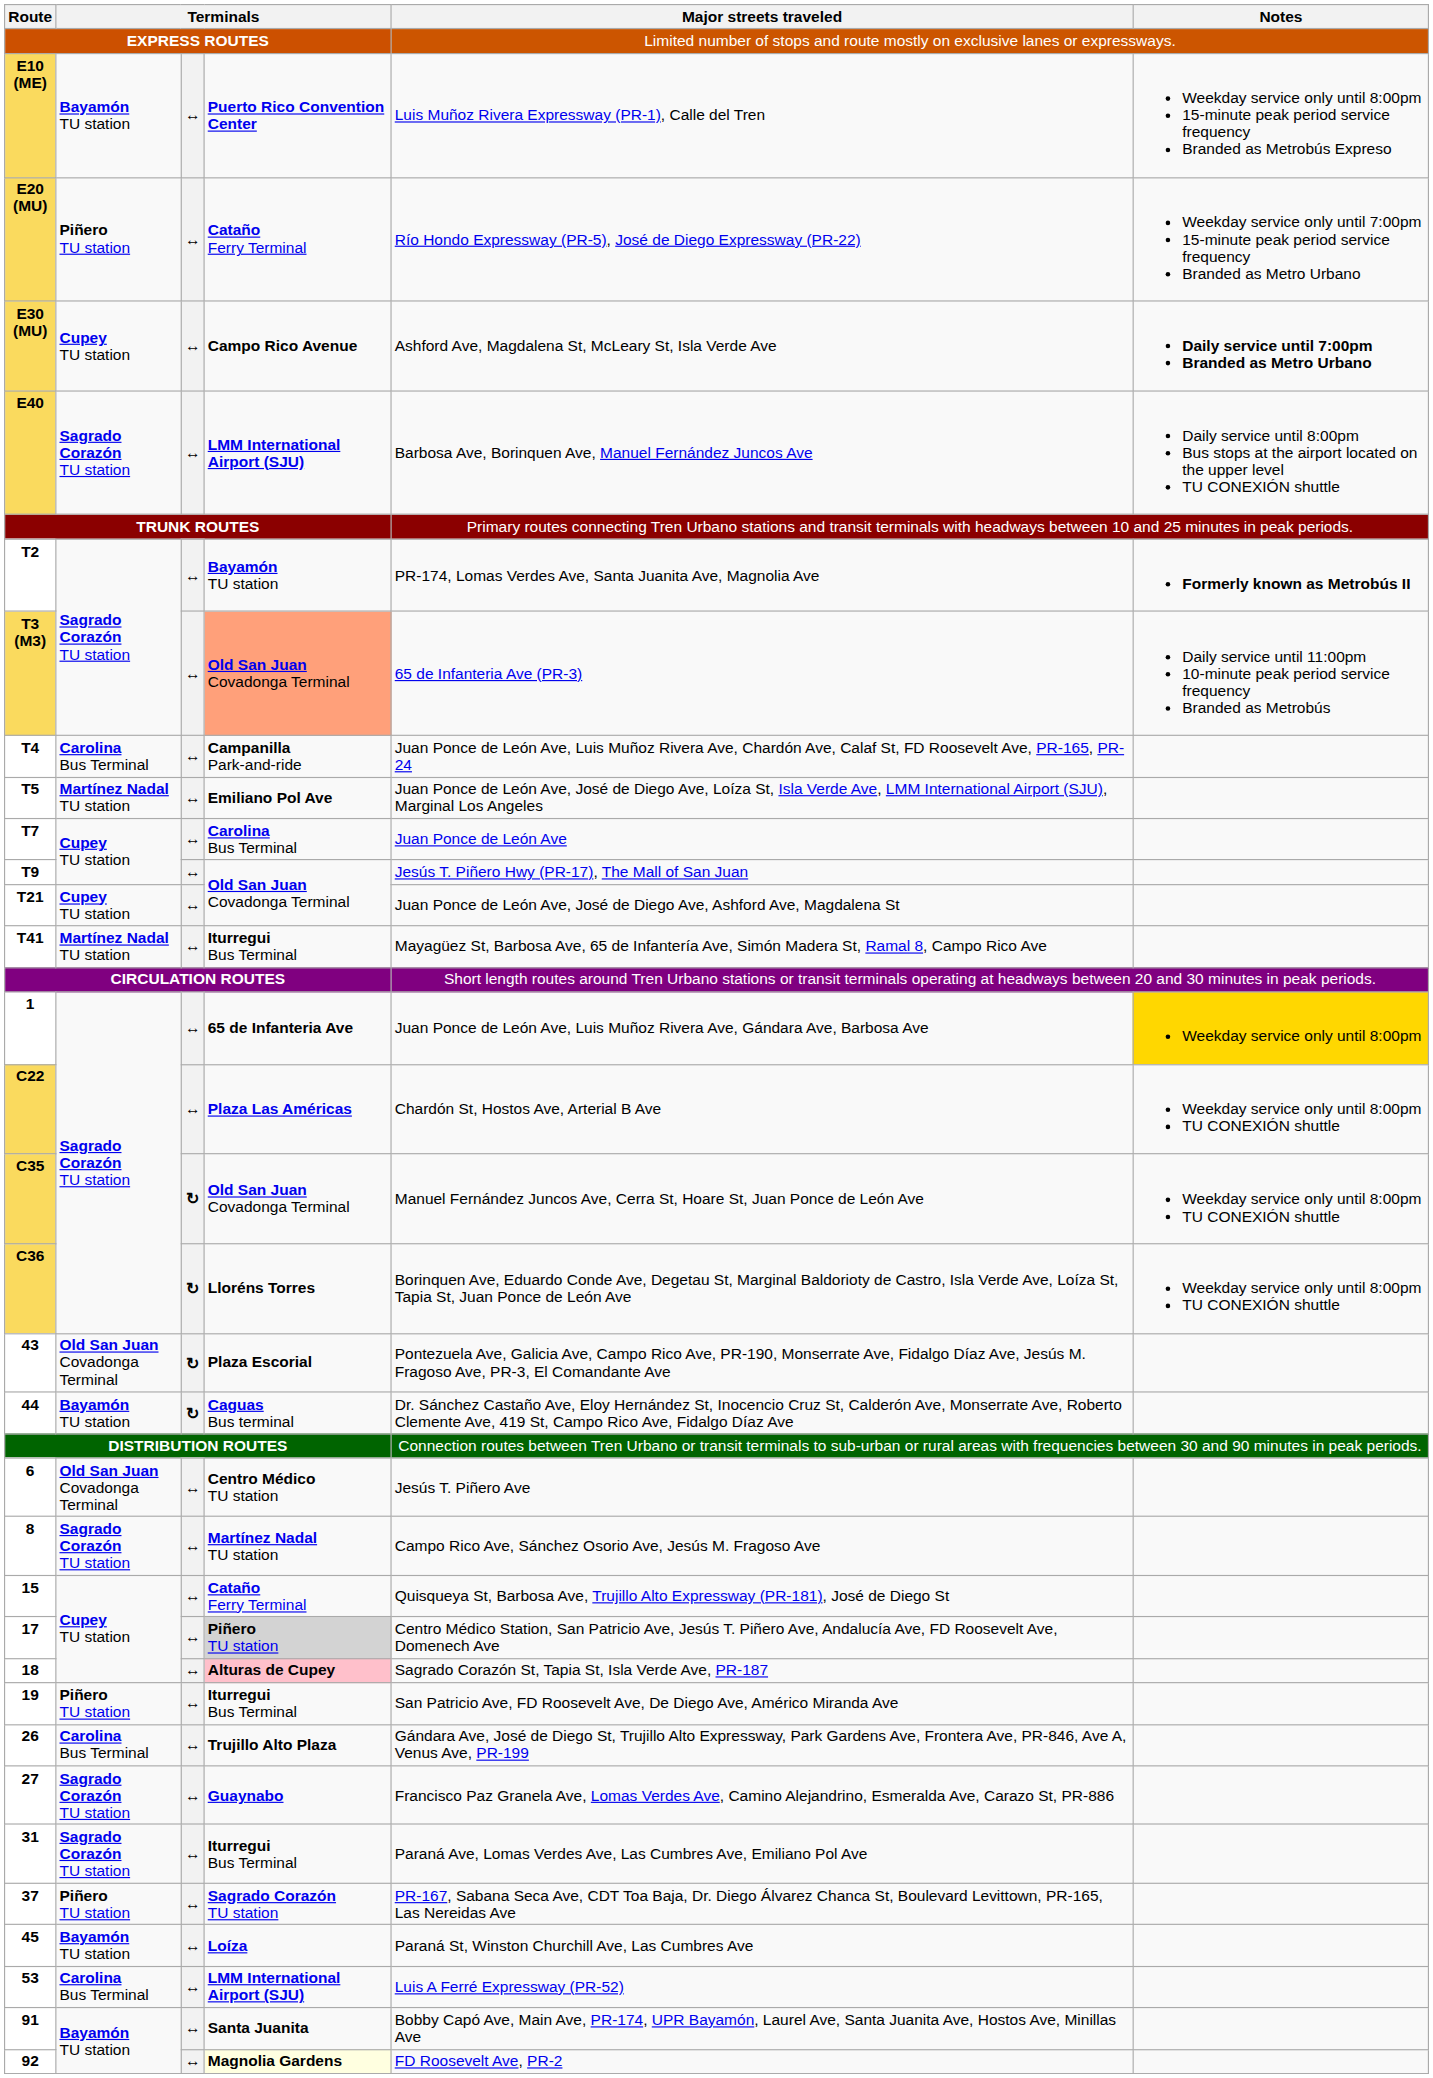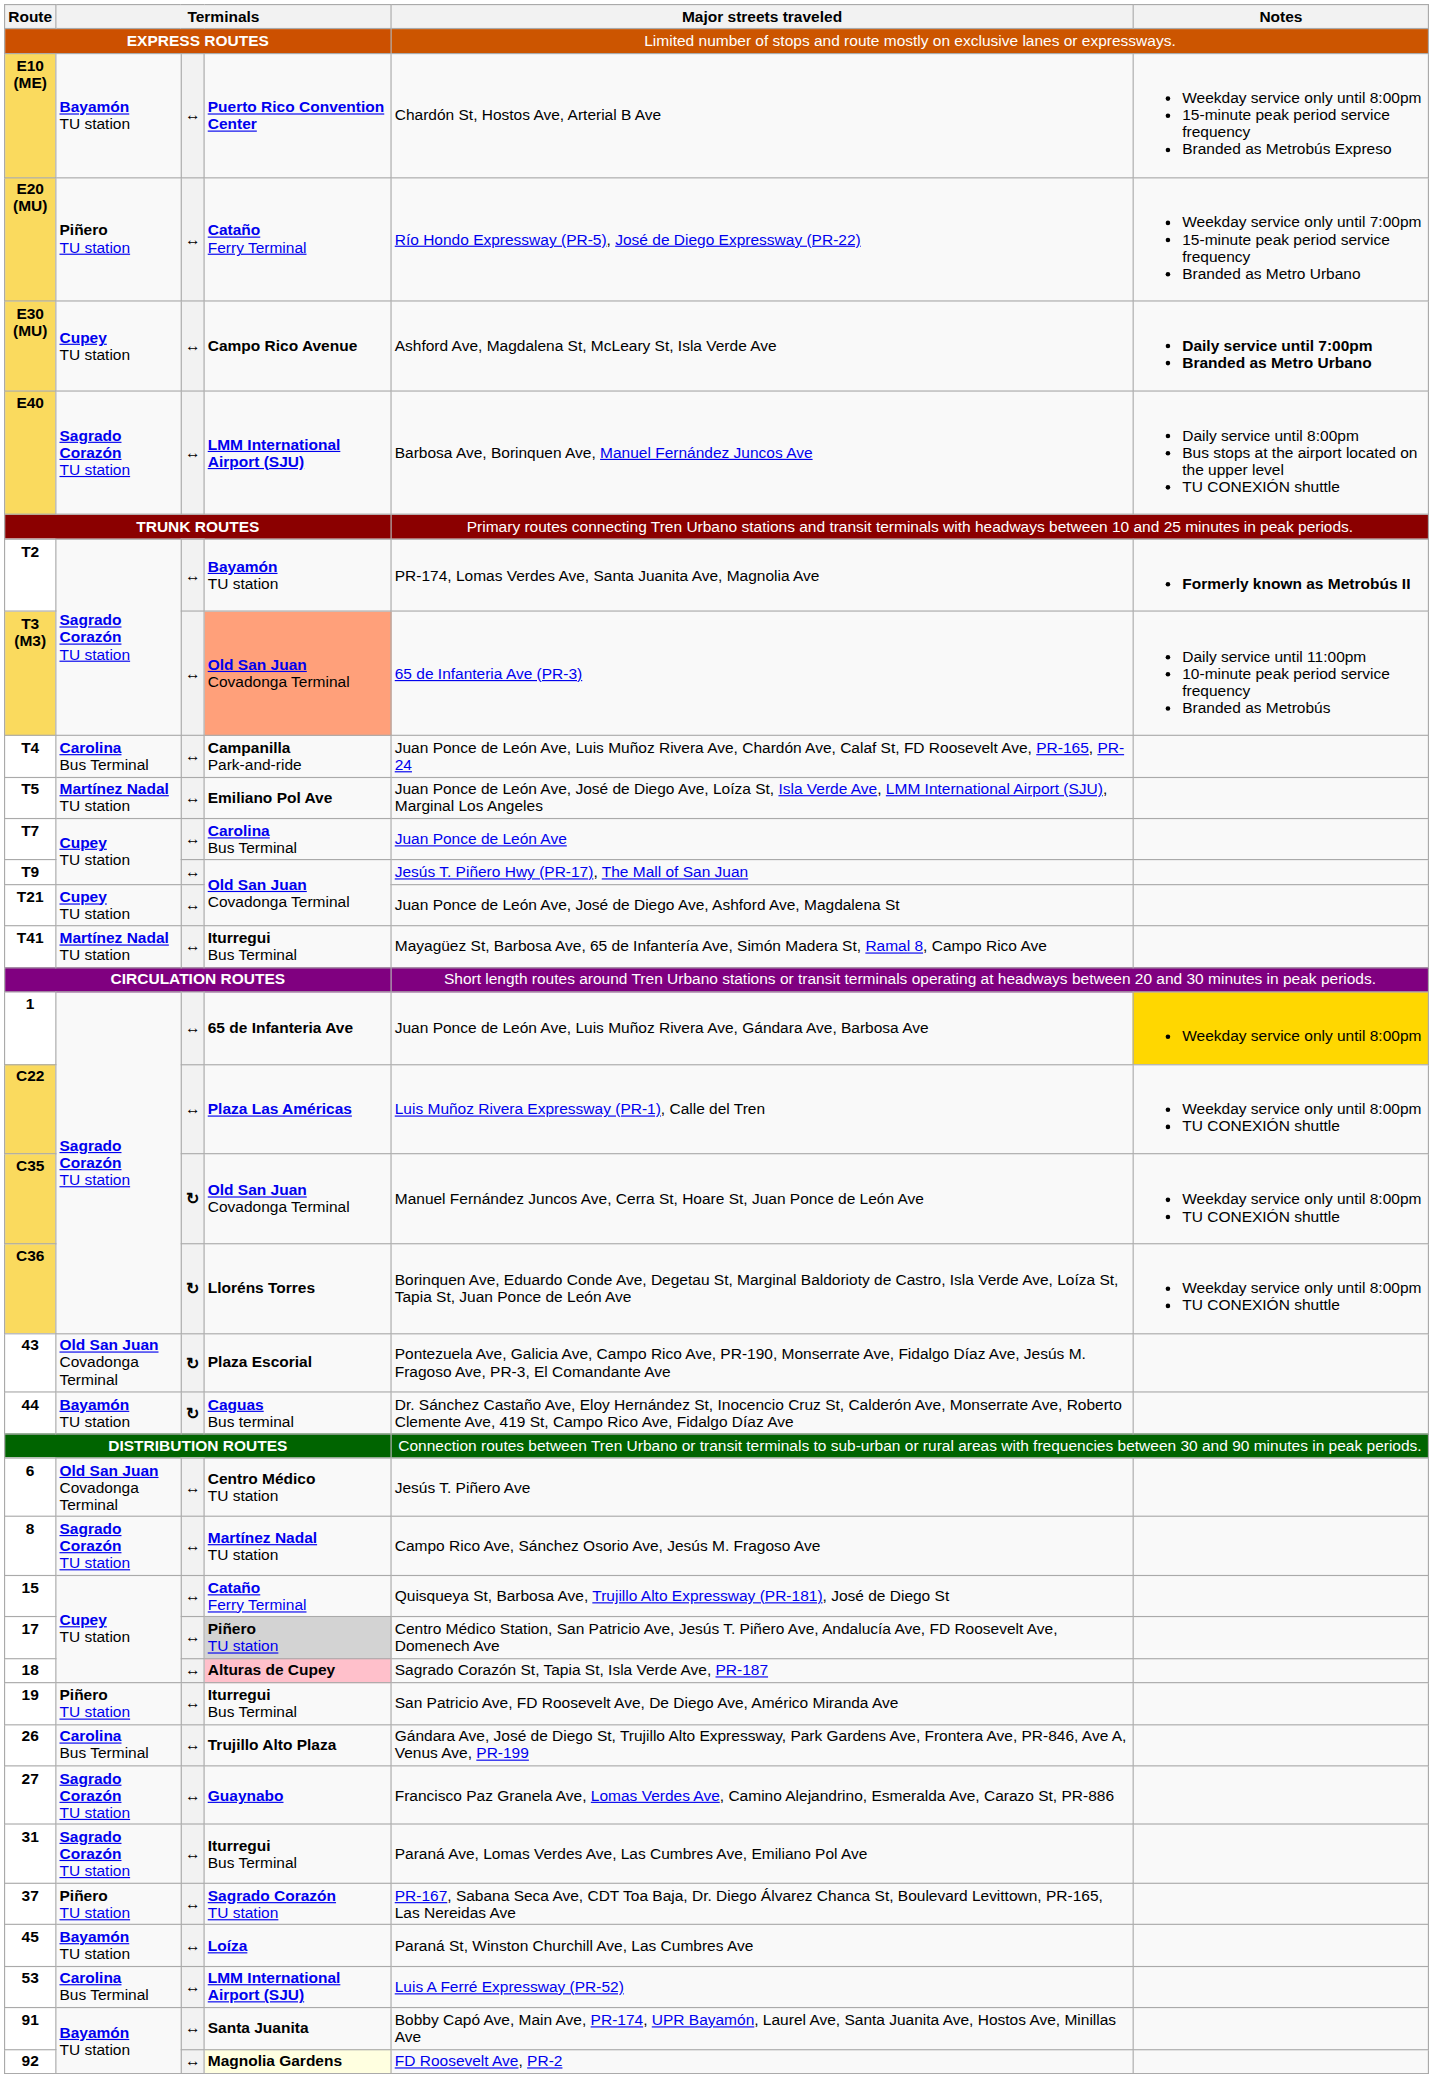(580, 115) Luis Muñoz Rivera Expressway (PR-1), Calle del Tren -> (528, 115) Chardón St, Hostos Ave, Arterial B Ave
(528, 1109) Chardón St, Hostos Ave, Arterial B Ave -> (580, 1109) Luis Muñoz Rivera Expressway (PR-1), Calle del Tren
